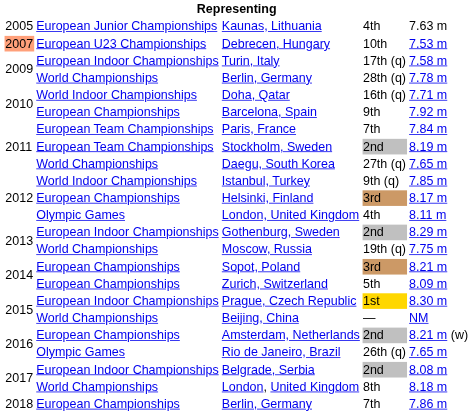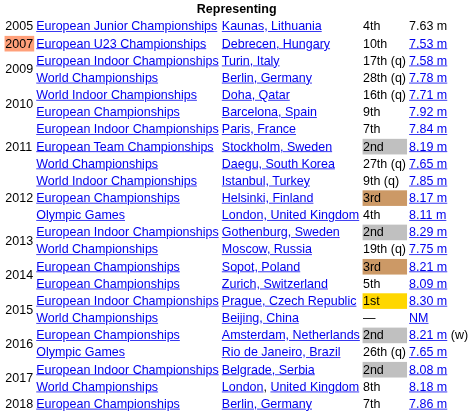(125, 129) European Team Championships -> (127, 129) European Indoor Championships
